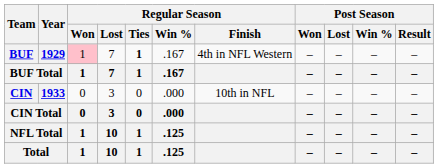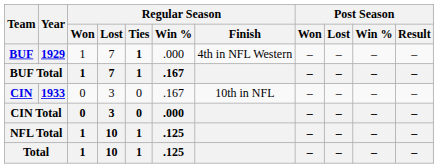(83, 54) pink background -> (83, 54) no background
(174, 54) .167 -> (174, 54) .000
(174, 93) .000 -> (174, 93) .167
